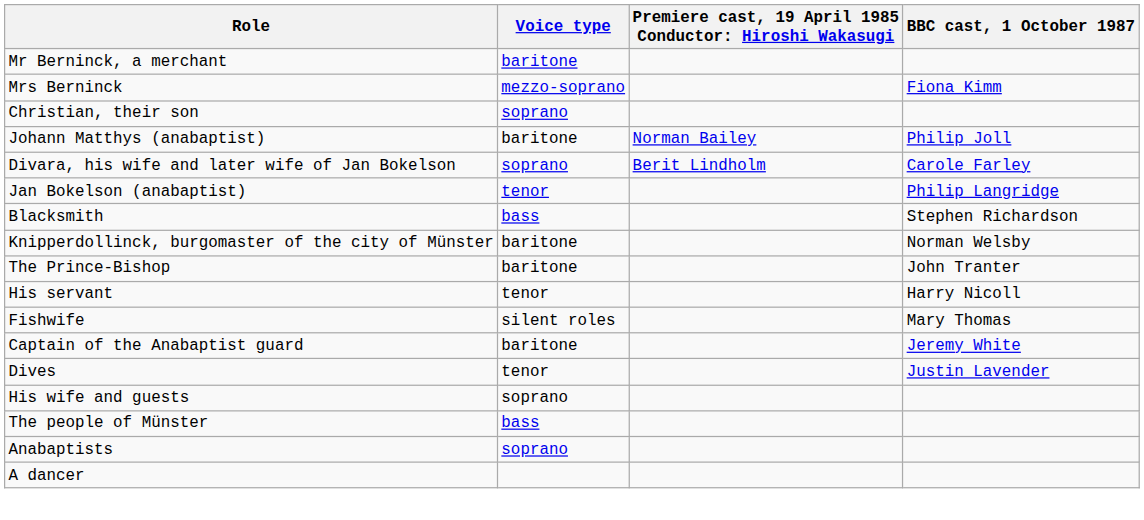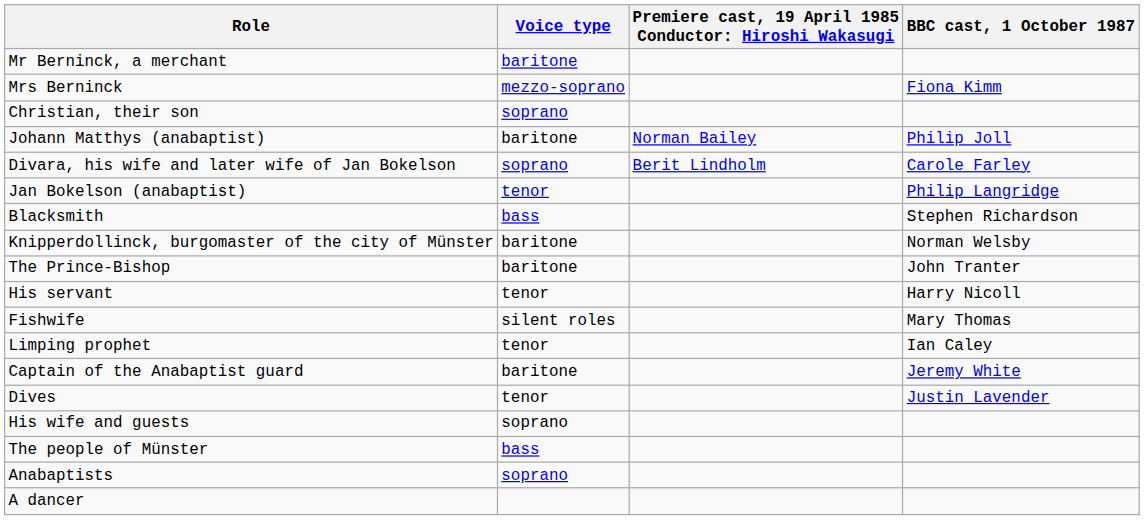+ row: (80, 346)
